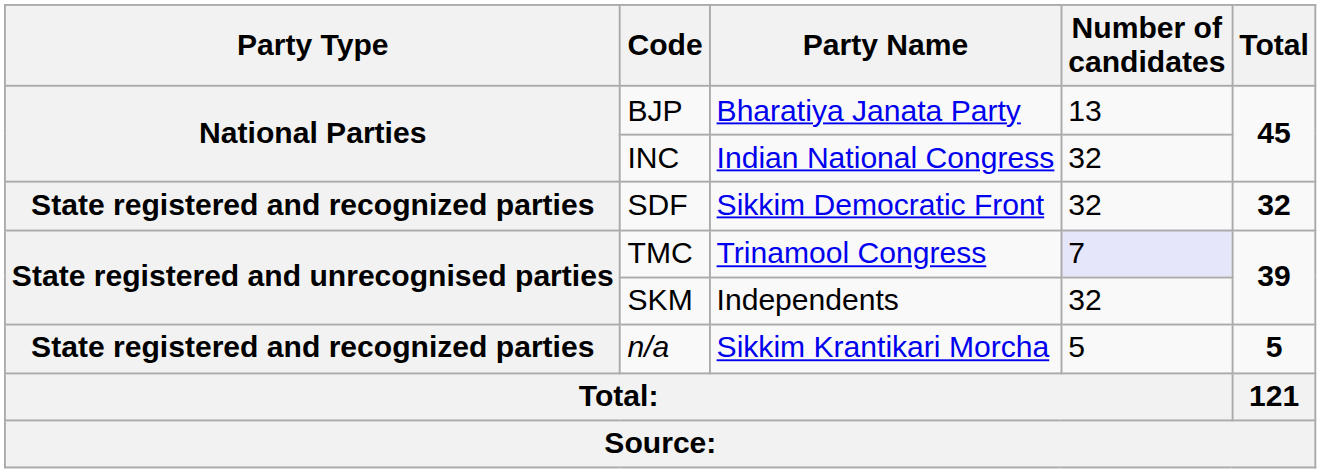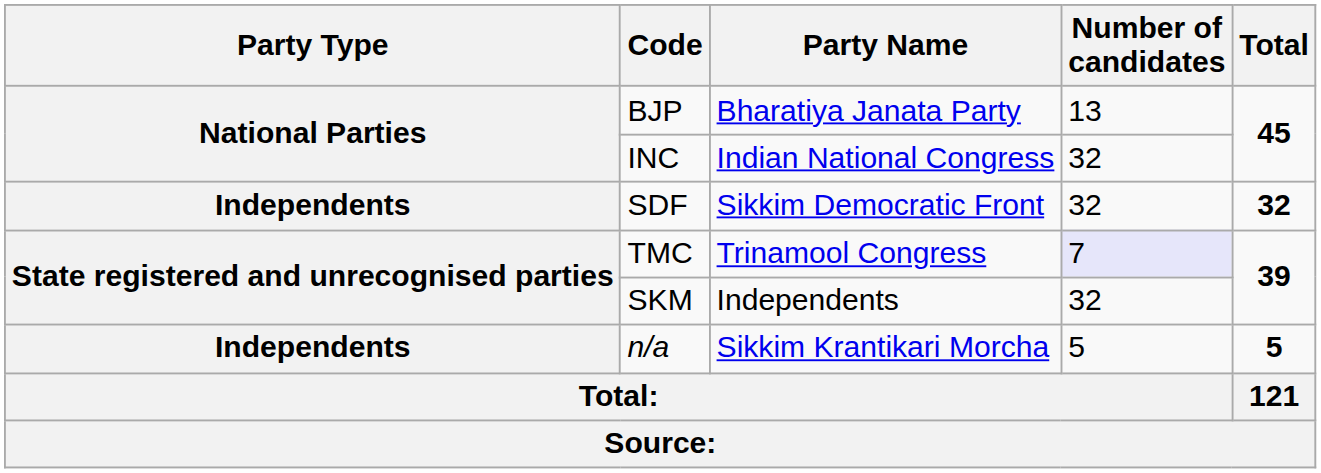(313, 205) State registered and recognized parties -> (313, 205) Independents
(313, 348) State registered and recognized parties -> (313, 348) Independents
